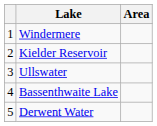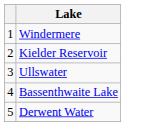- column: (137, 14)
